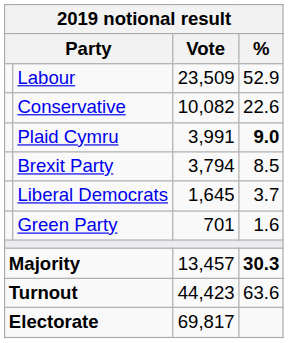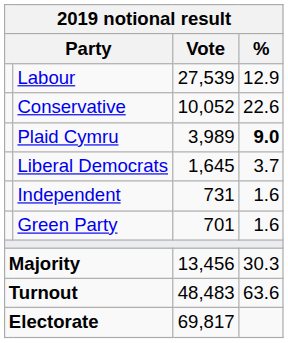(206, 78) 23,509 -> (206, 78) 27,539
(261, 78) 52.9 -> (261, 78) 12.9
(206, 107) 10,082 -> (206, 107) 10,052
(211, 136) 3,991 -> (211, 136) 3,989
- row: (65, 166)
+ row: (69, 195)
(206, 263) 13,457 -> (206, 263) 13,456
(261, 263) bold -> (261, 263) normal
(206, 292) 44,423 -> (206, 292) 48,483
